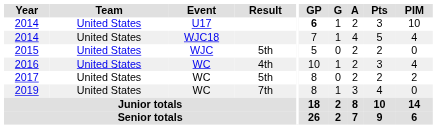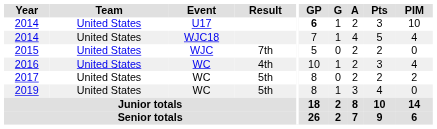(265, 51) 5th -> (265, 51) 7th
(265, 91) 7th -> (265, 91) 5th
